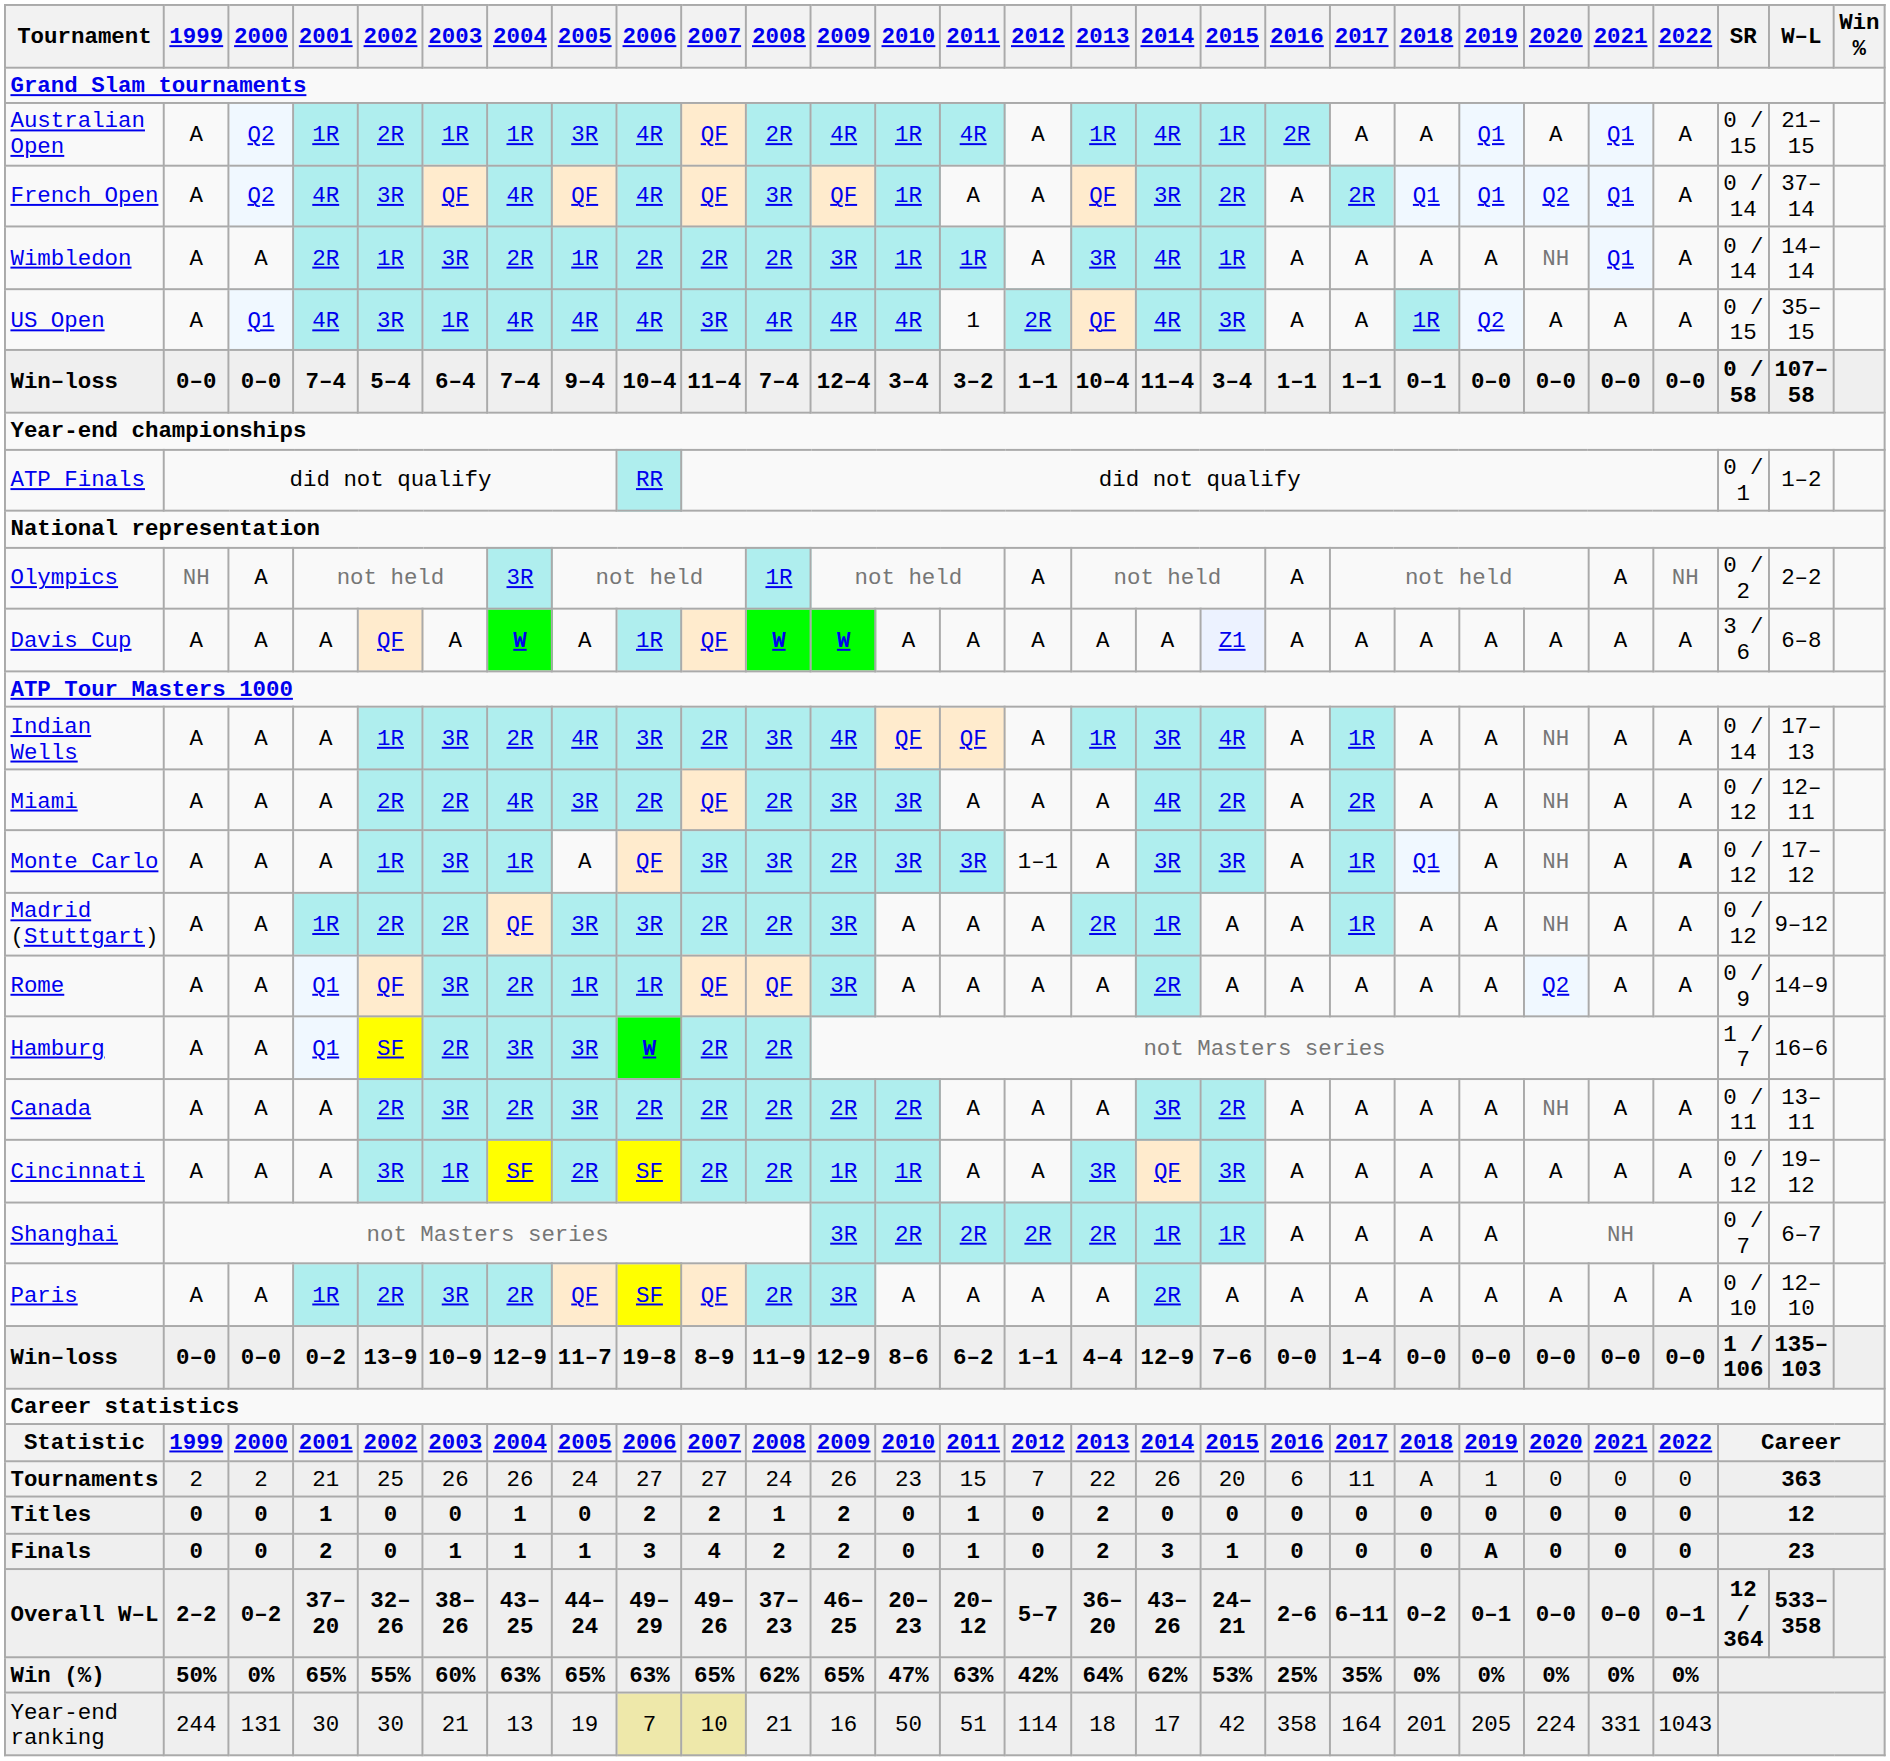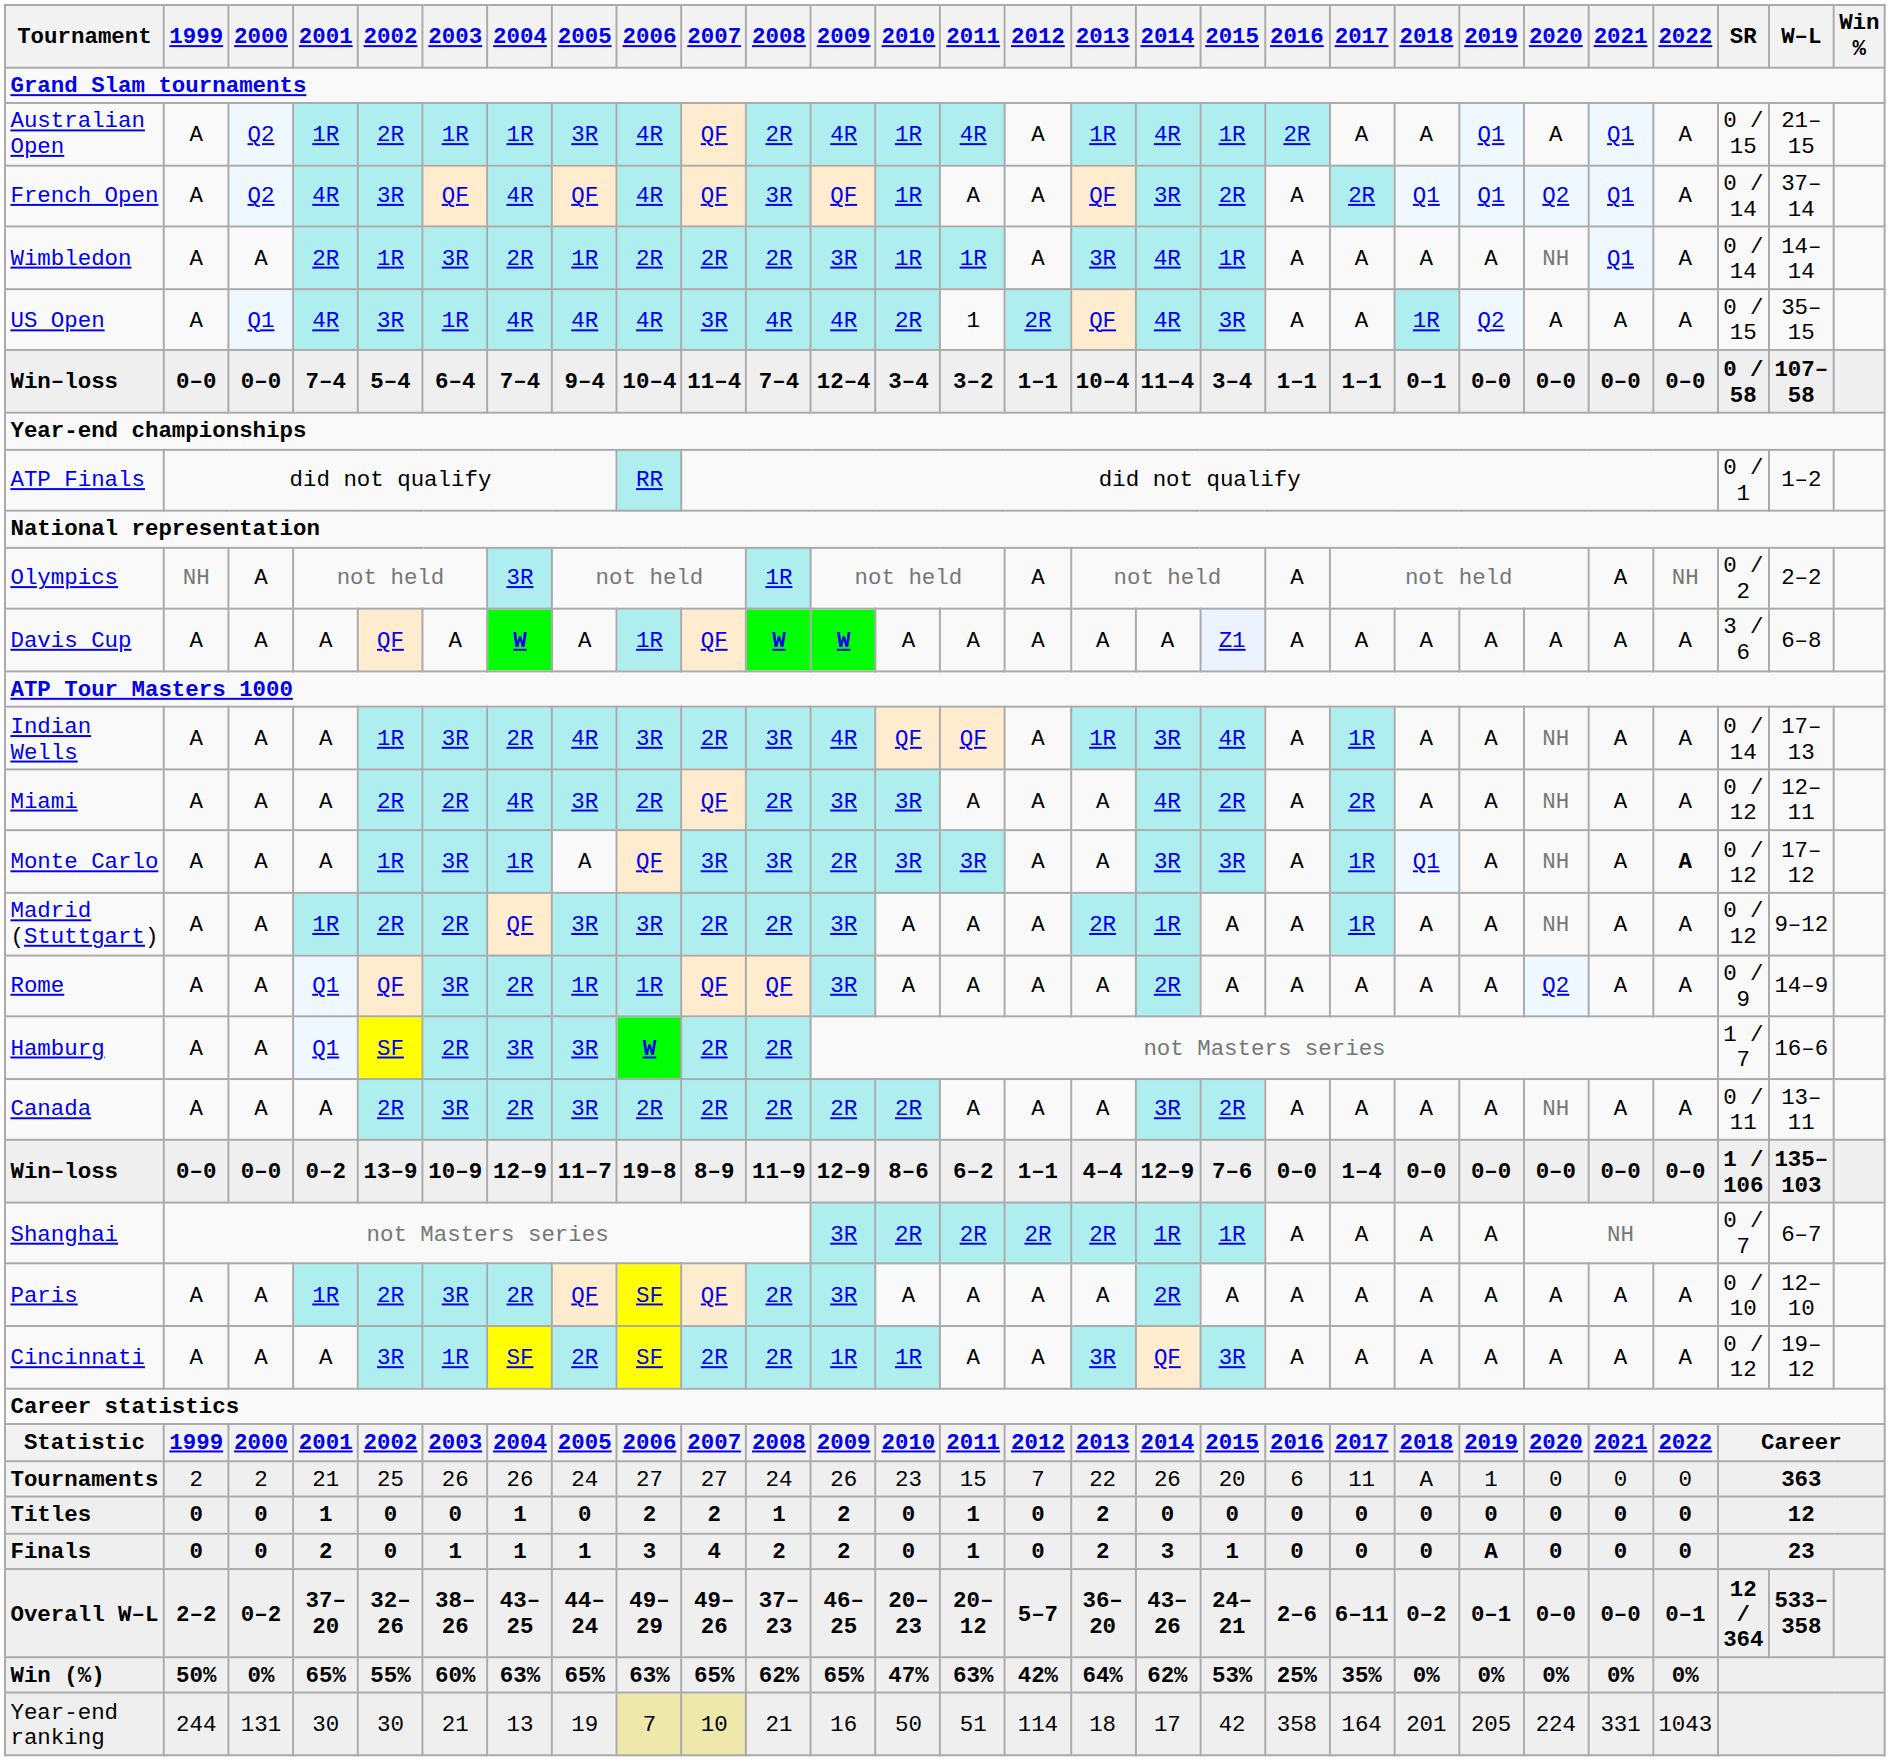(908, 320) 4R -> (908, 320) 2R
(1038, 862) 1–1 -> (1038, 862) A
rows swapped: (78, 1172) <-> (64, 1357)
